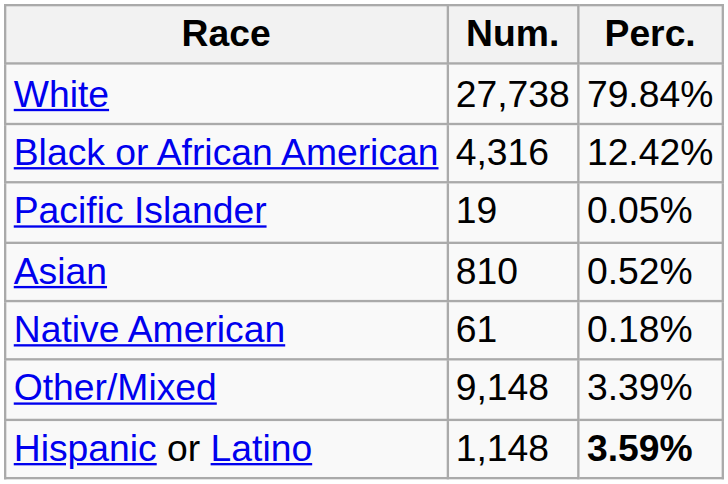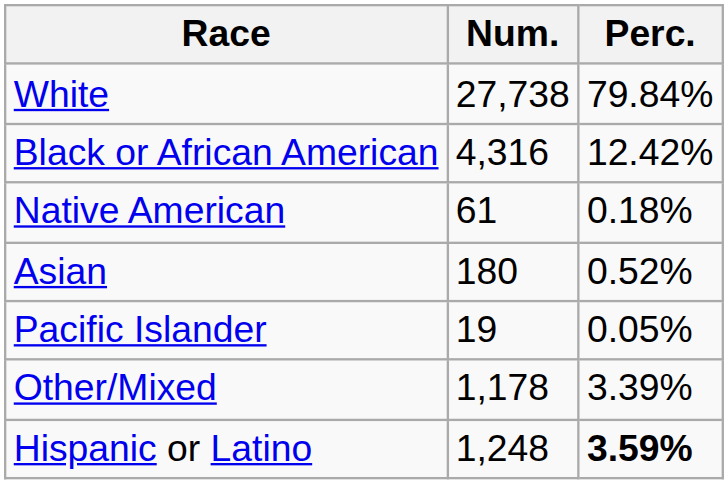rows swapped: (149, 329) <-> (140, 211)
(487, 270) 810 -> (487, 270) 180
(502, 388) 9,148 -> (502, 388) 1,178
(502, 447) 1,148 -> (502, 447) 1,248
